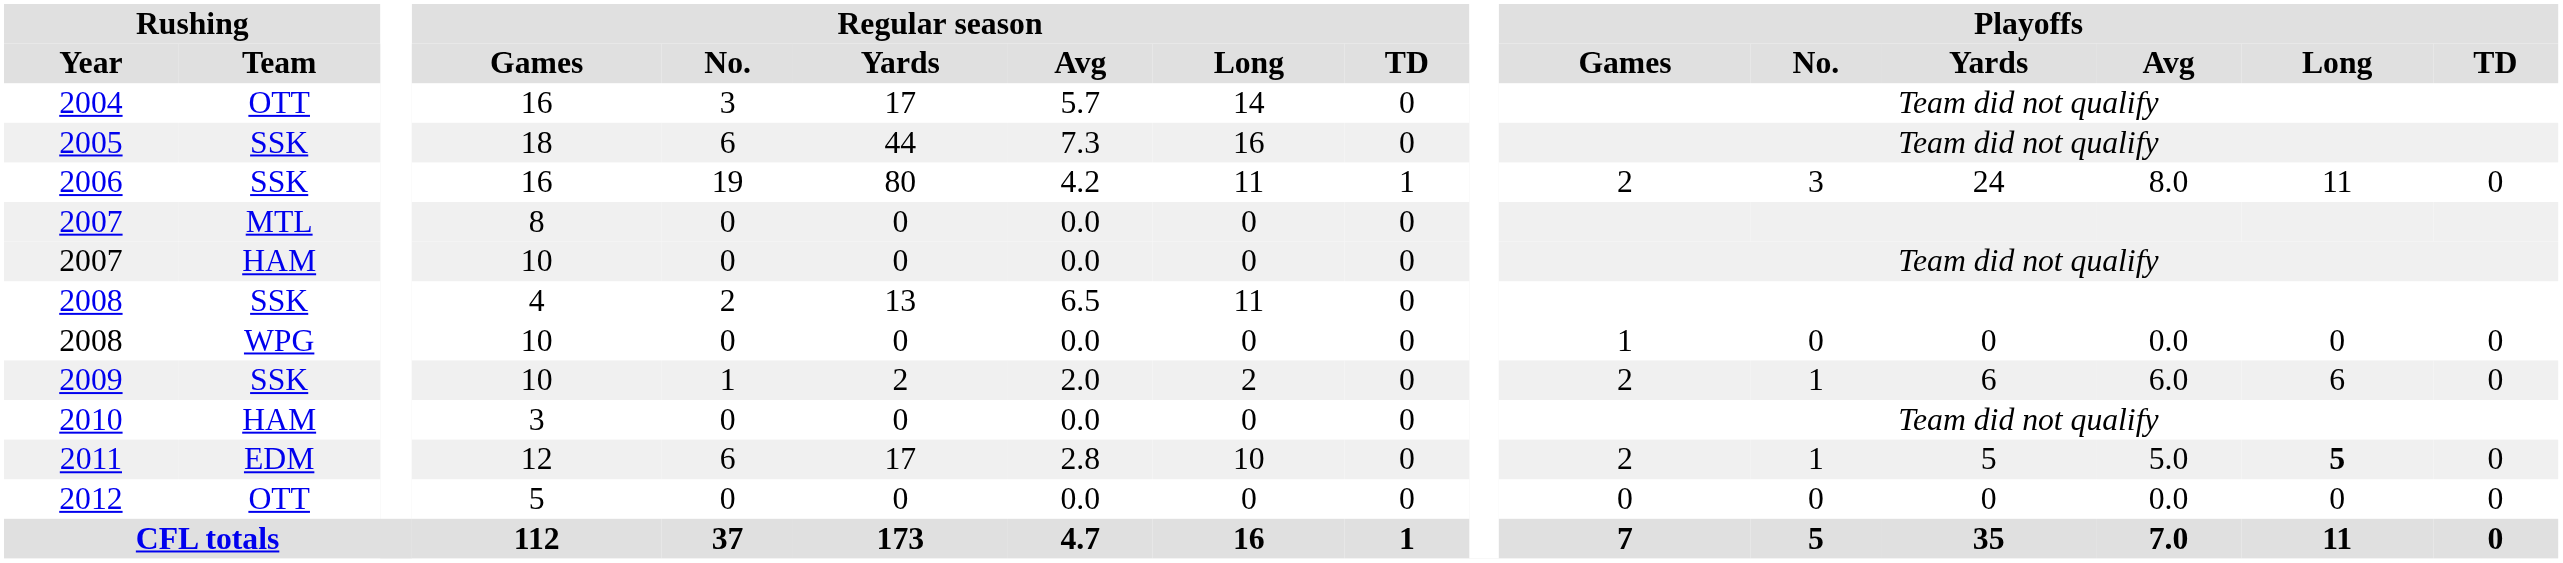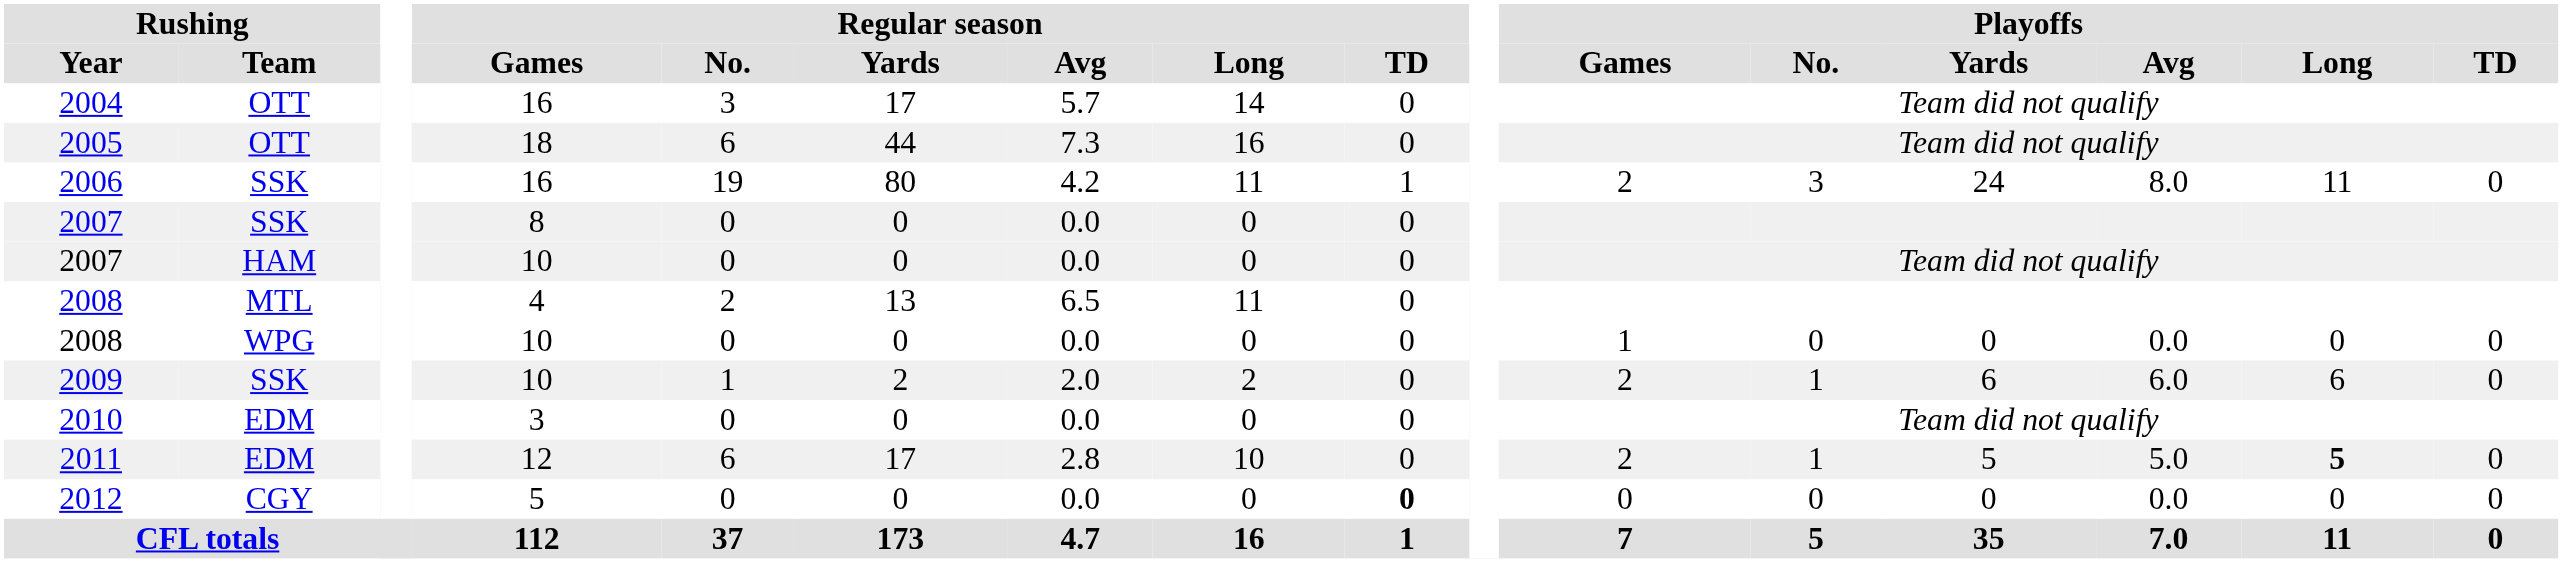(279, 142) SSK -> (279, 142) OTT
(279, 221) MTL -> (279, 221) SSK
(279, 300) SSK -> (279, 300) MTL
(279, 419) HAM -> (279, 419) EDM
(279, 498) OTT -> (279, 498) CGY
(1407, 498) normal -> (1407, 498) bold
